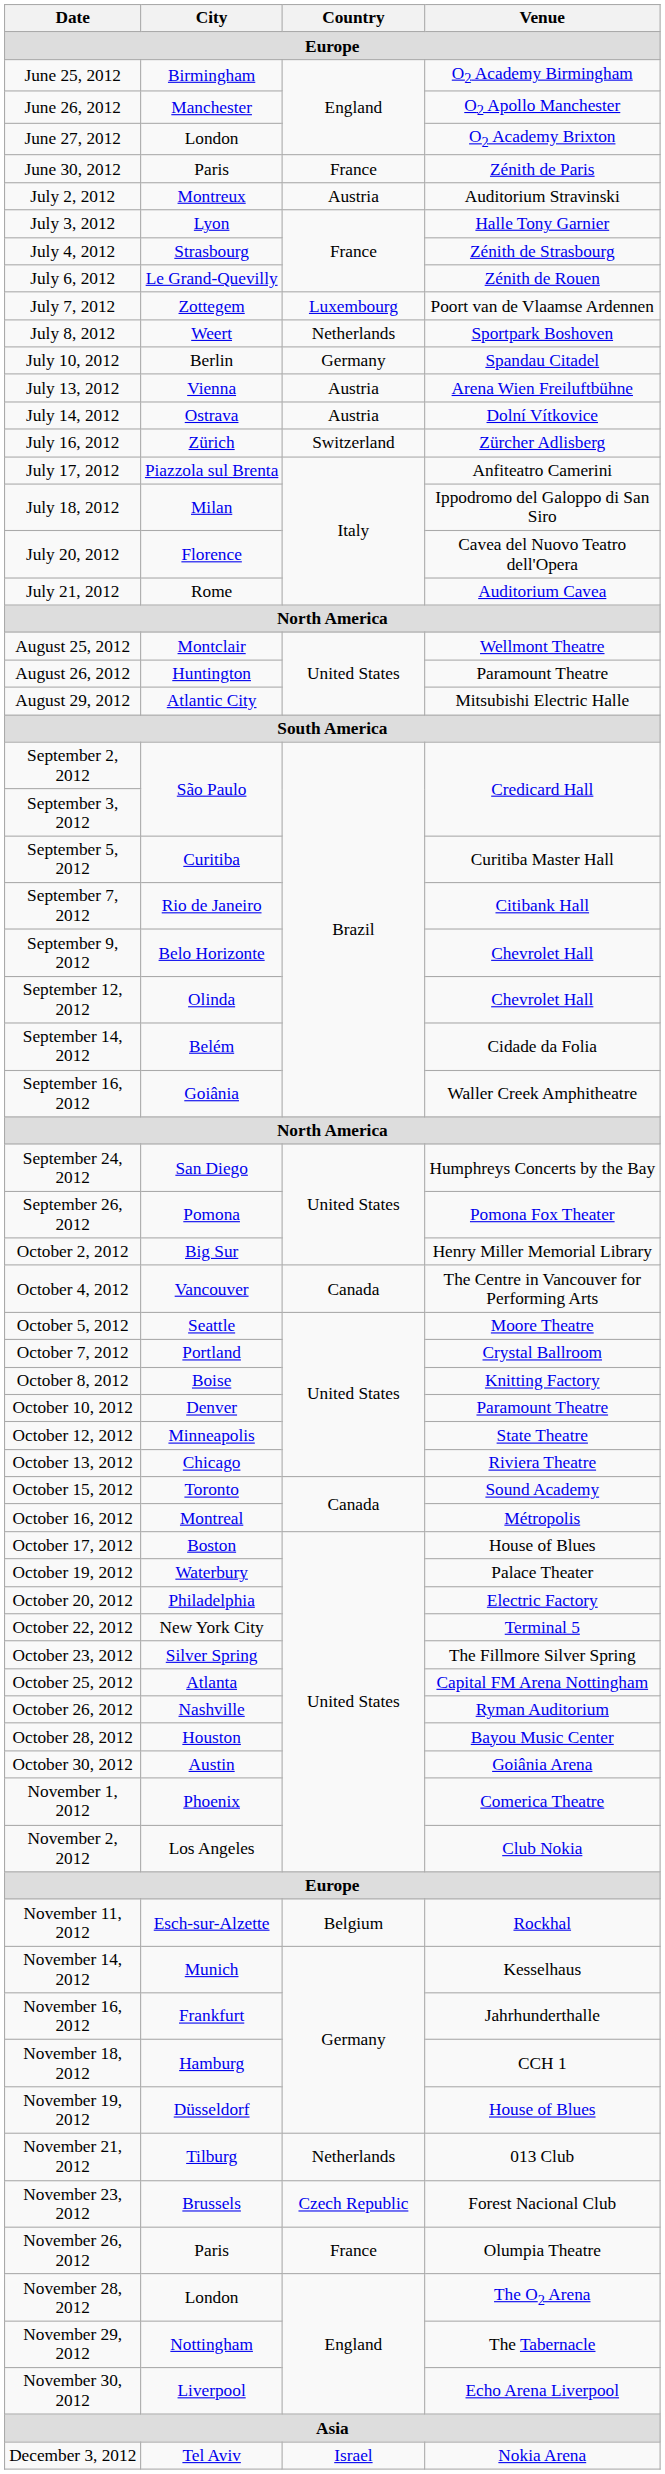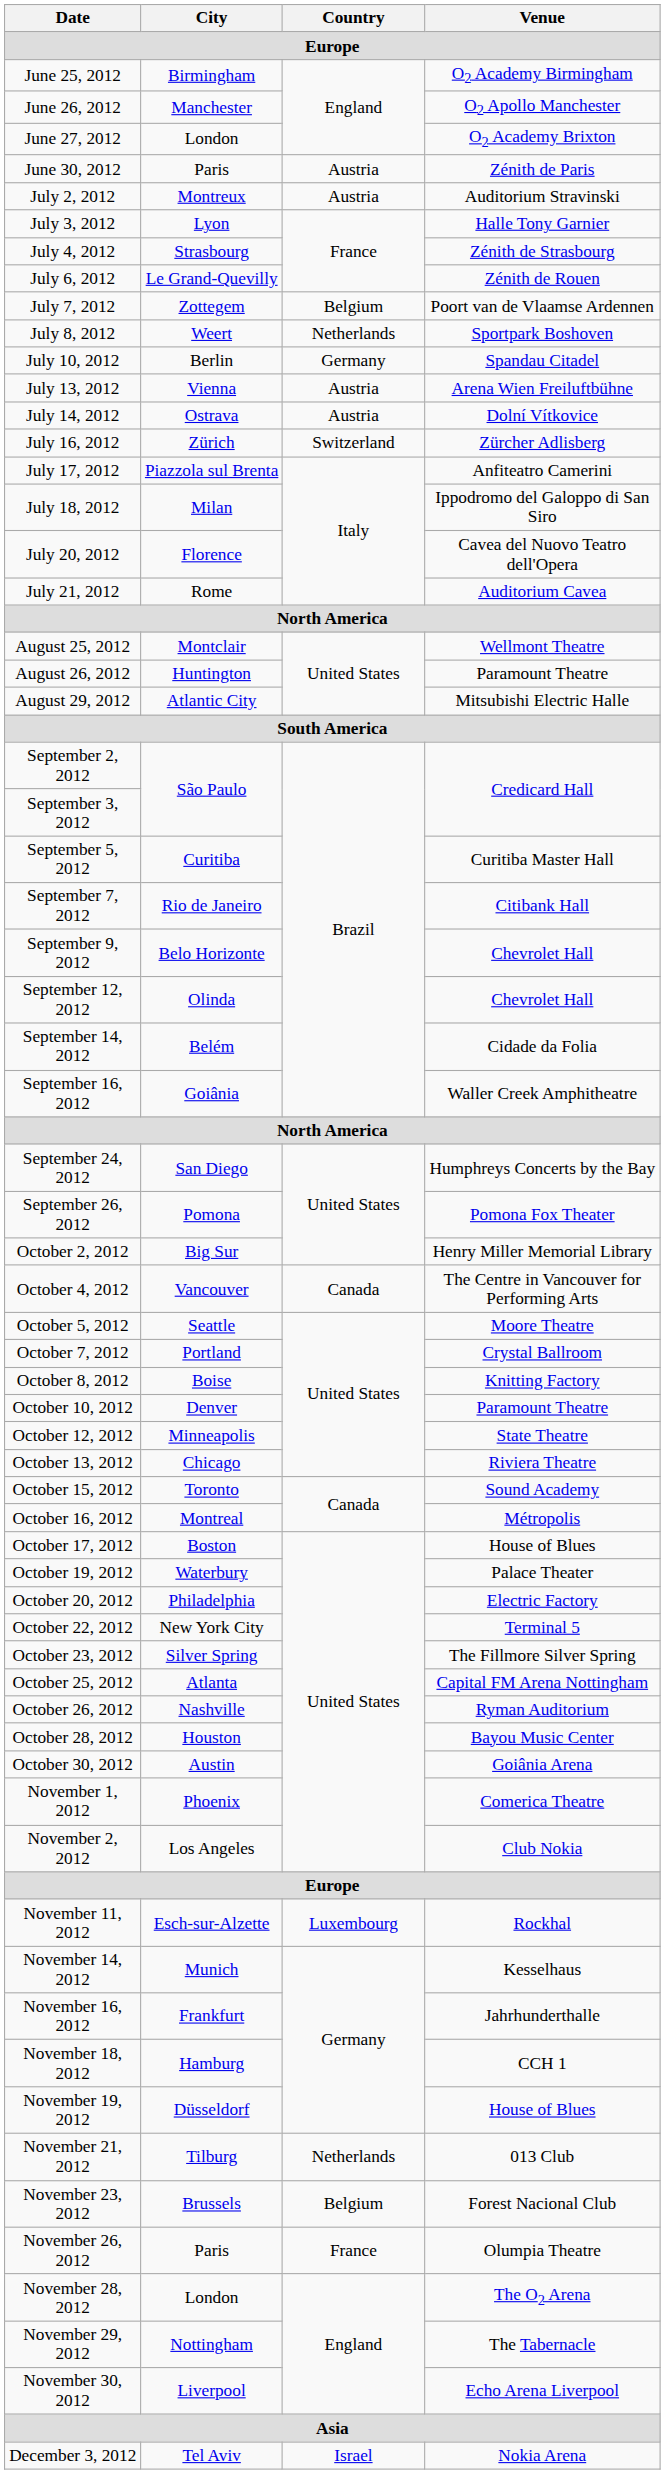(353, 168) France -> (353, 168) Austria
(353, 305) Luxembourg -> (353, 305) Belgium
(353, 1922) Belgium -> (353, 1922) Luxembourg
(353, 2203) Czech Republic -> (353, 2203) Belgium
